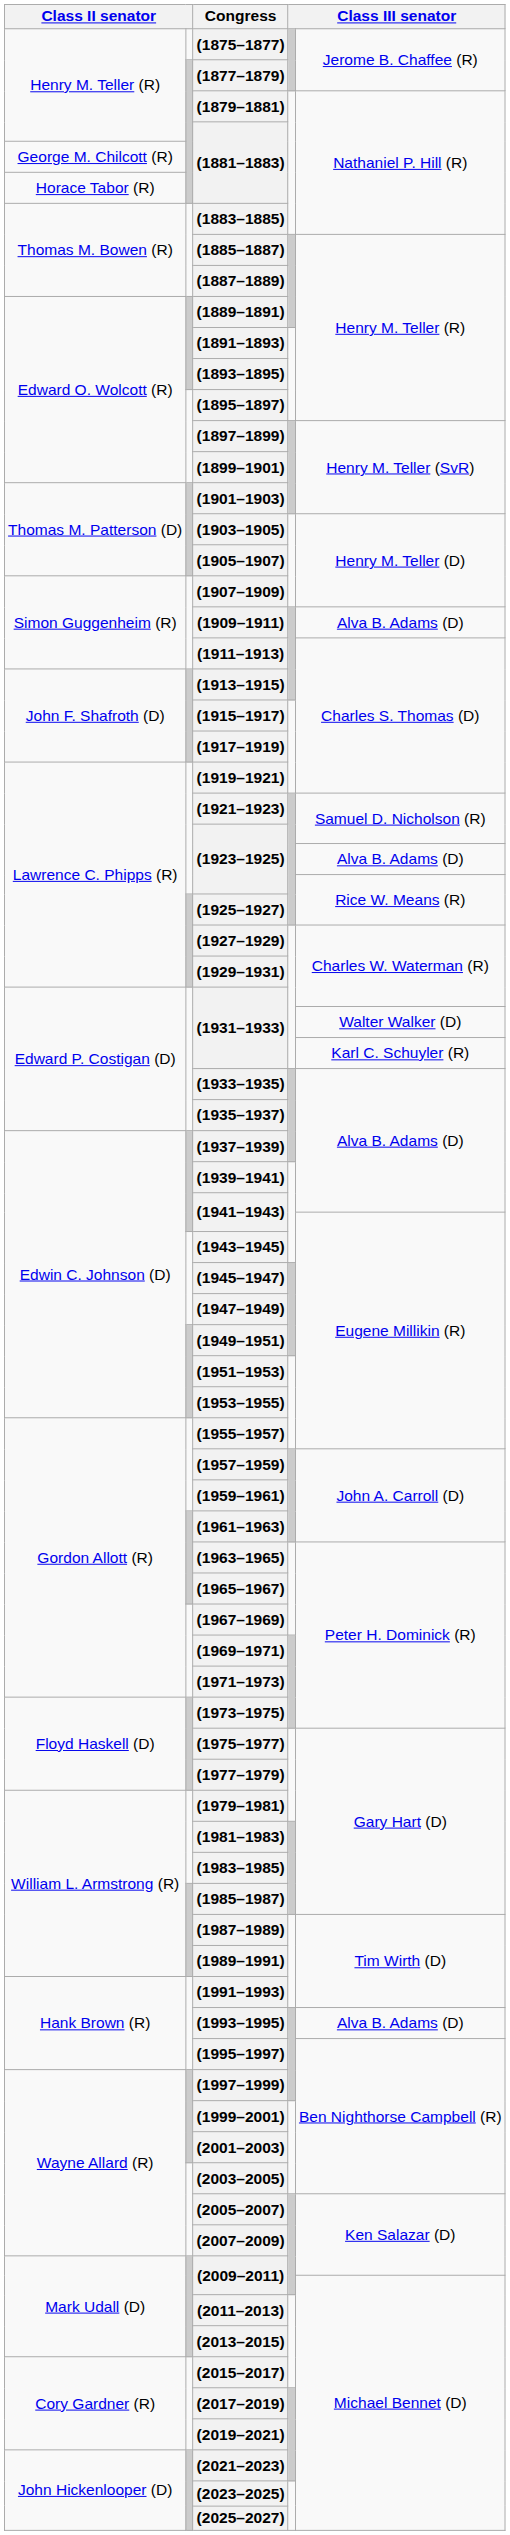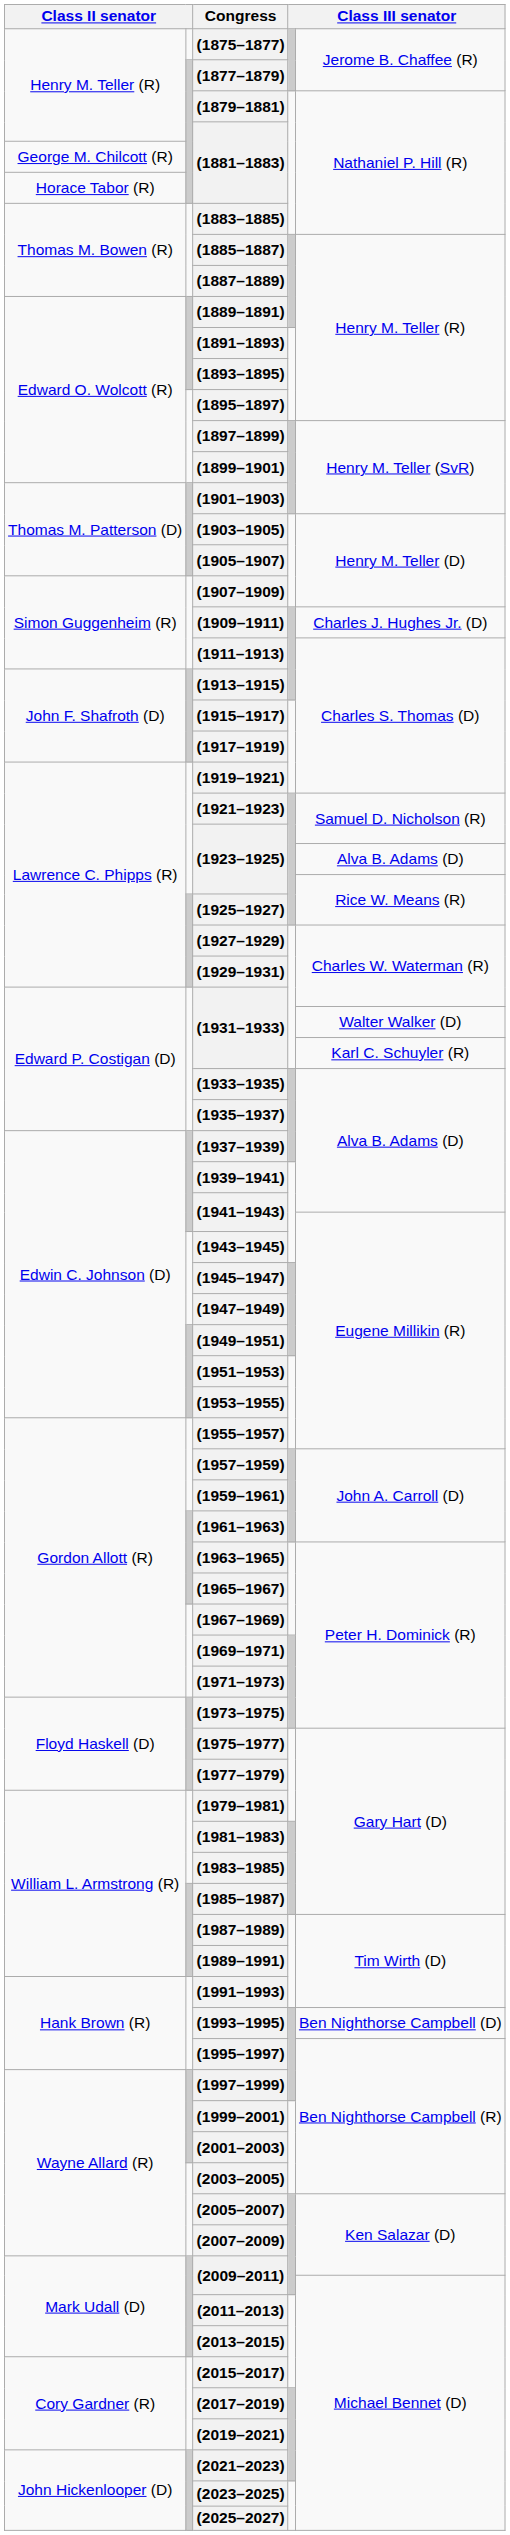(400, 622) Alva B. Adams (D) -> (400, 622) Charles J. Hughes Jr. (D)
(400, 2023) Alva B. Adams (D) -> (400, 2023) Ben Nighthorse Campbell (D)
